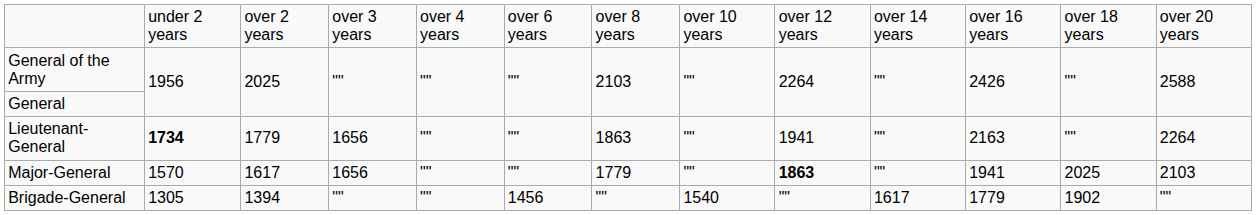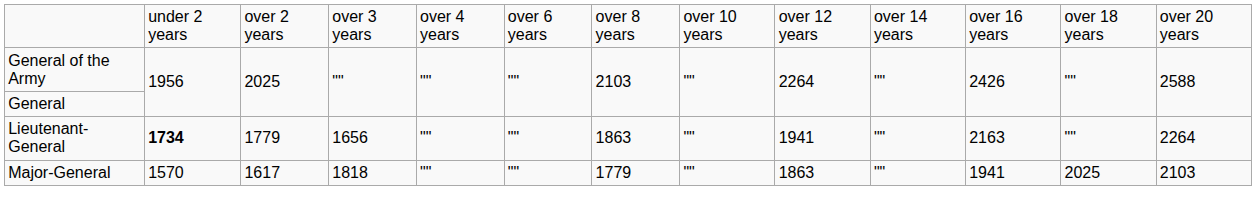(350, 172) 1656 -> (350, 172) 1818
(796, 172) bold -> (796, 172) normal
- row: (67, 198)
